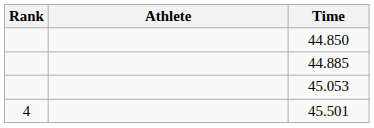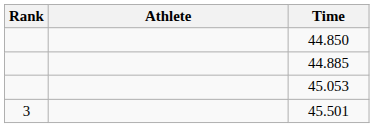(26, 110) 4 -> (26, 110) 3
